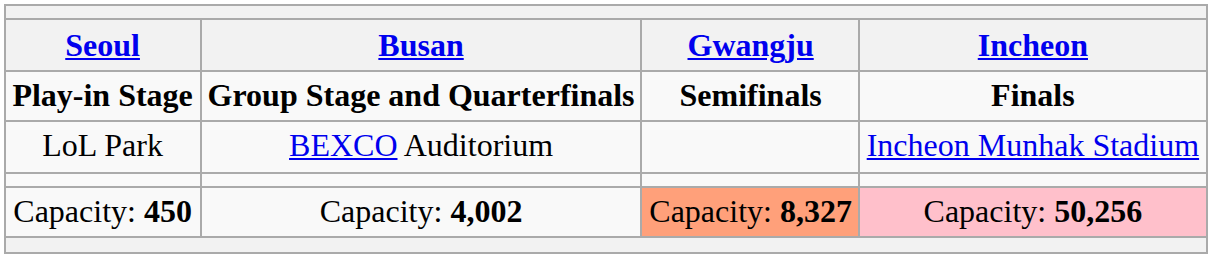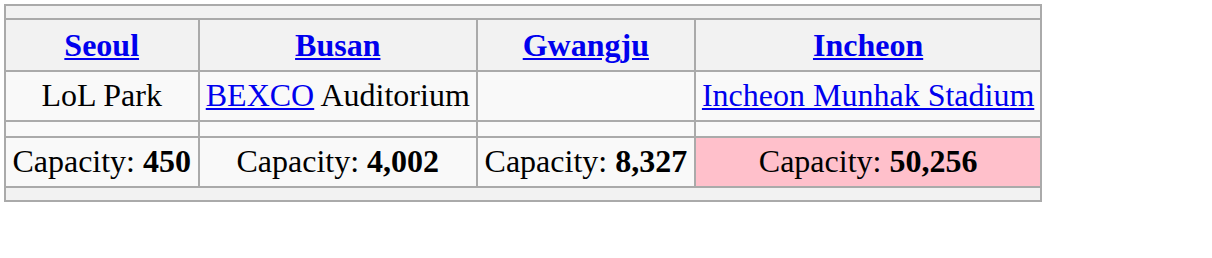- row: (103, 95)
(751, 211) lightsalmon background -> (586, 160) no background
